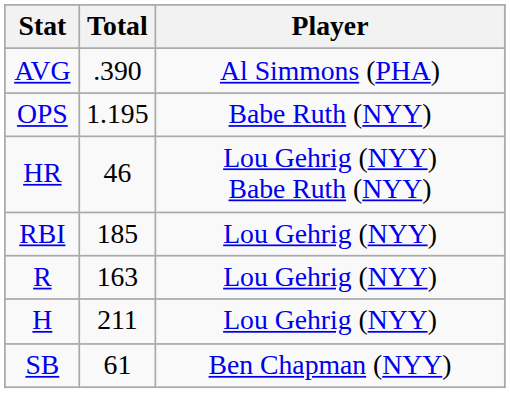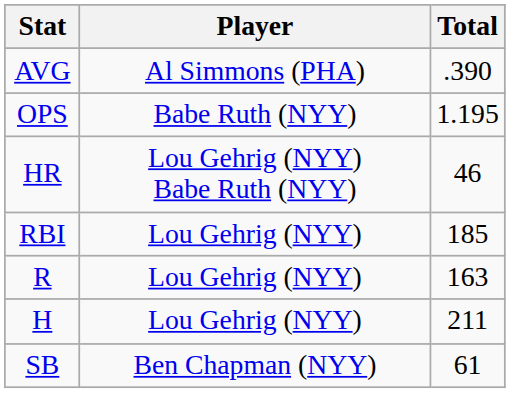columns swapped: (330, 26) <-> (117, 26)
